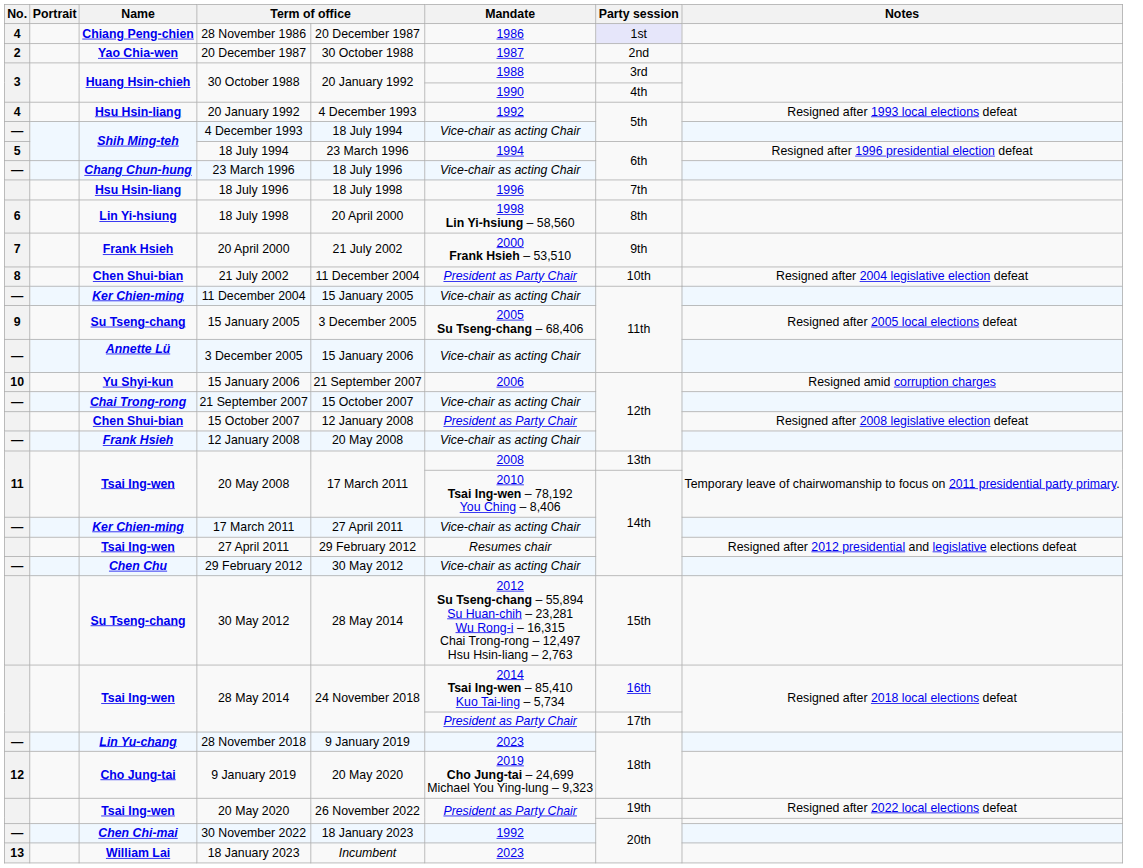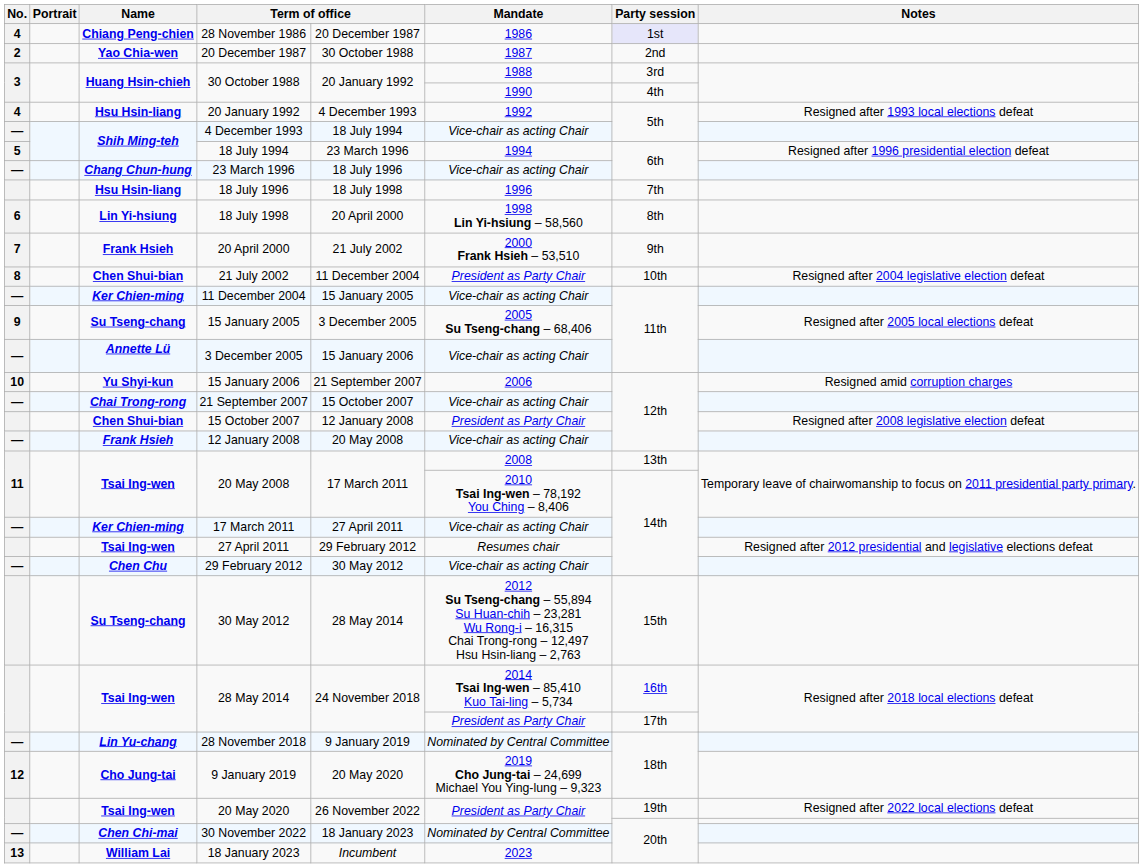(510, 741) 2023 -> (518, 741) Nominated by Central Committee
(510, 833) 1992 -> (518, 833) Nominated by Central Committee
